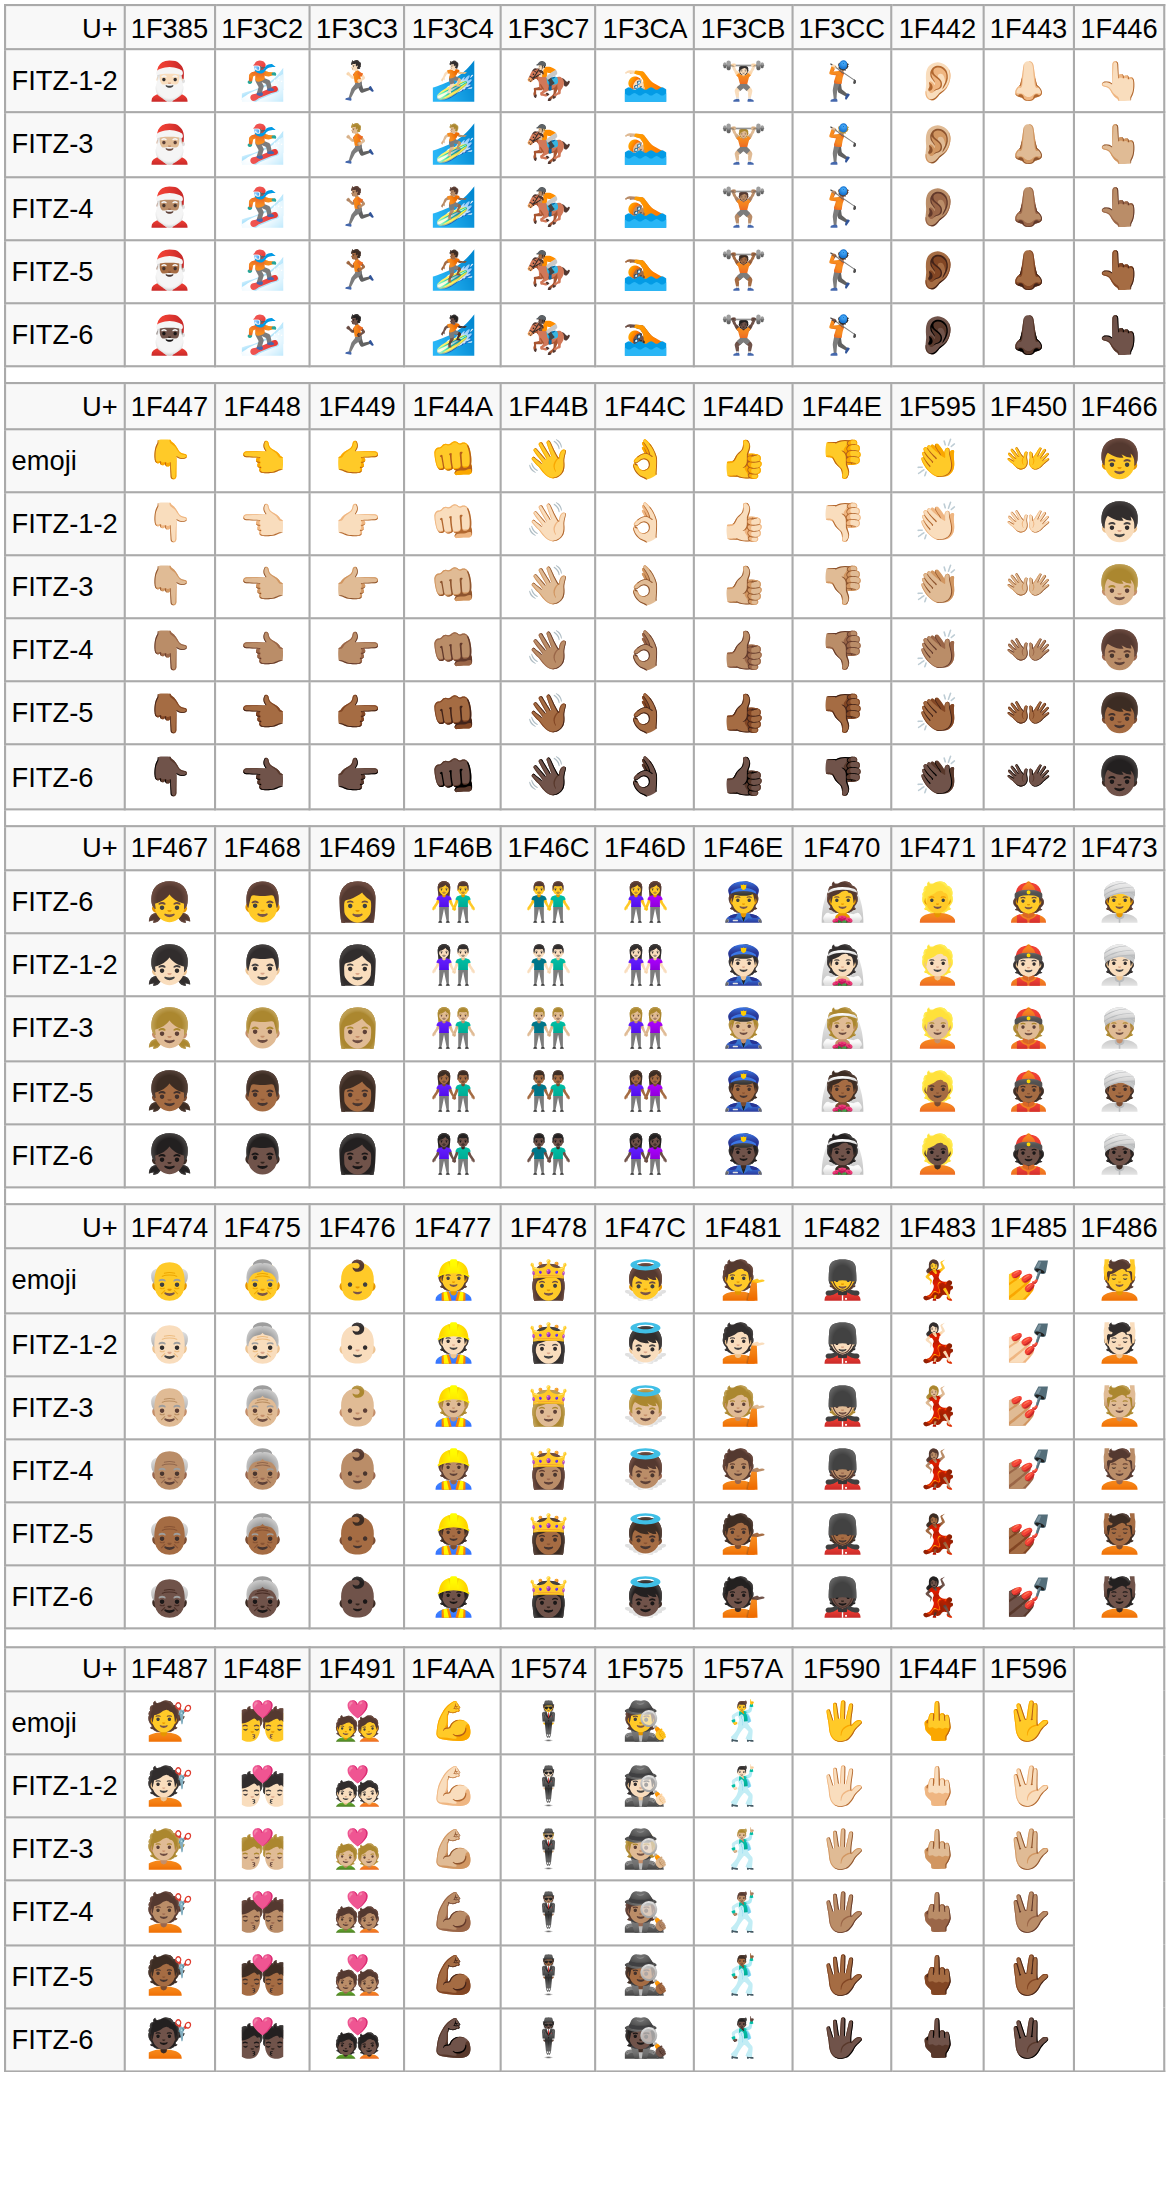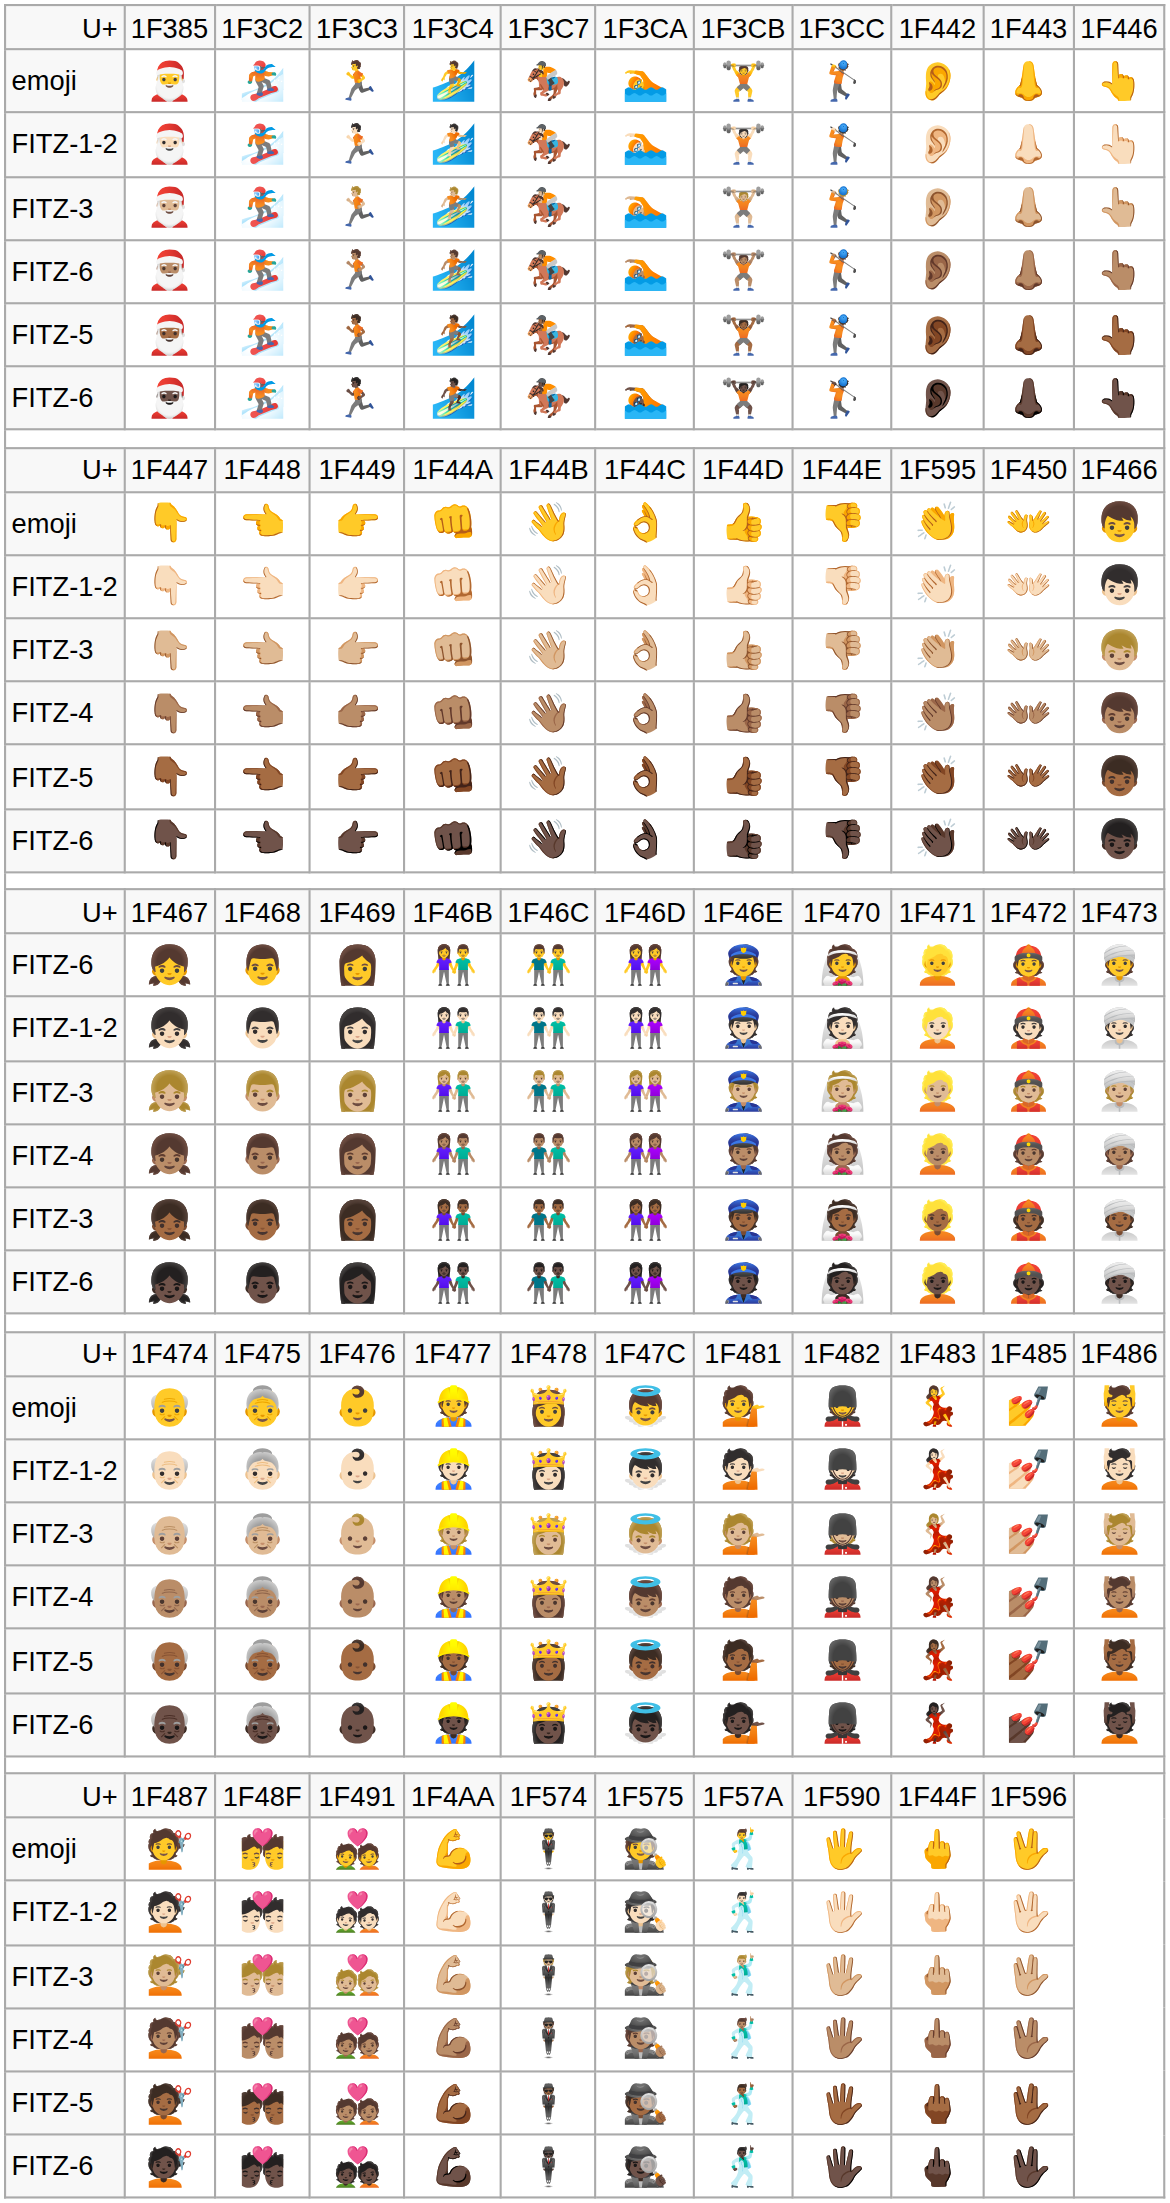+ row: (169, 81)
(52, 208) FITZ-4 -> (52, 271) FITZ-6
+ row: (169, 1156)
(52, 1092) FITZ-5 -> (52, 1219) FITZ-3
